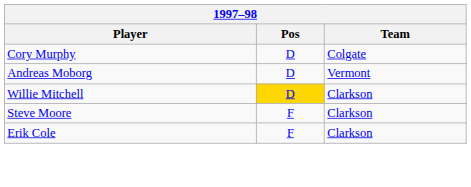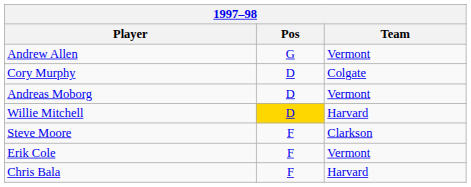+ row: (42, 53)
(350, 93) Clarkson -> (348, 113) Harvard
(350, 133) Clarkson -> (349, 152) Vermont
+ row: (34, 172)
